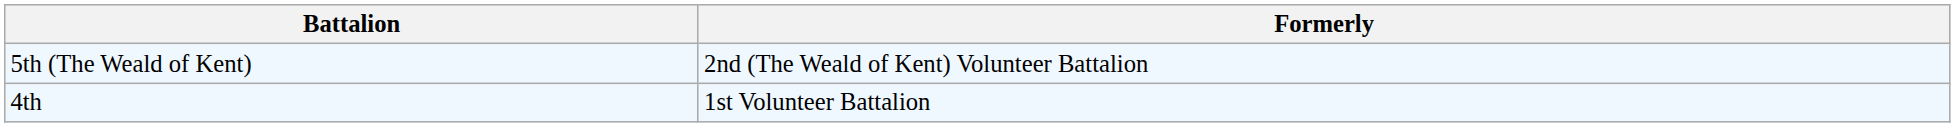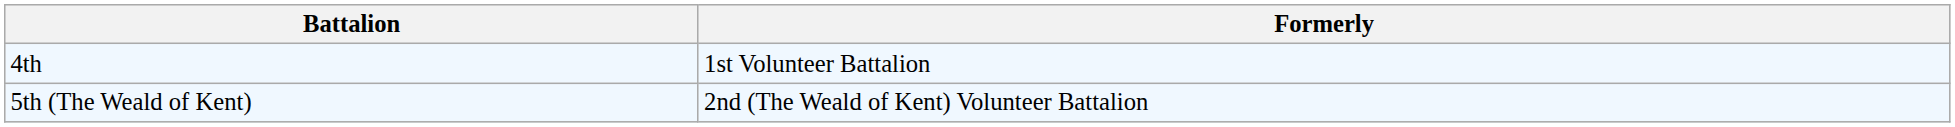rows swapped: (26, 102) <-> (131, 63)
